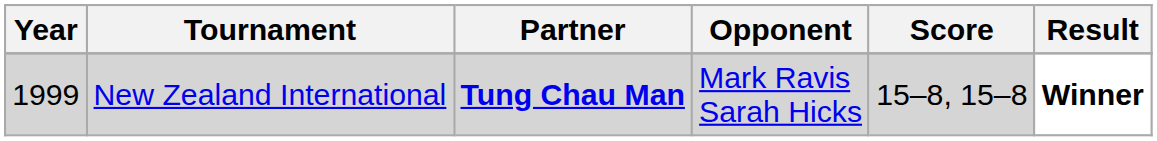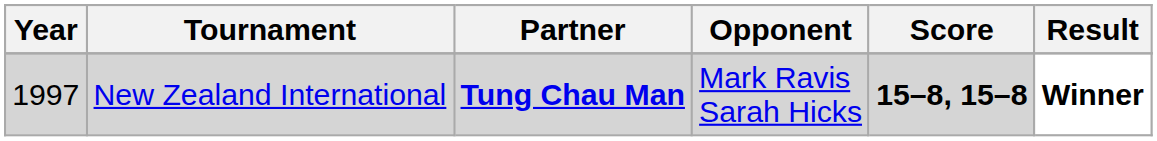(46, 94) 1999 -> (46, 94) 1997
(952, 94) normal -> (952, 94) bold
